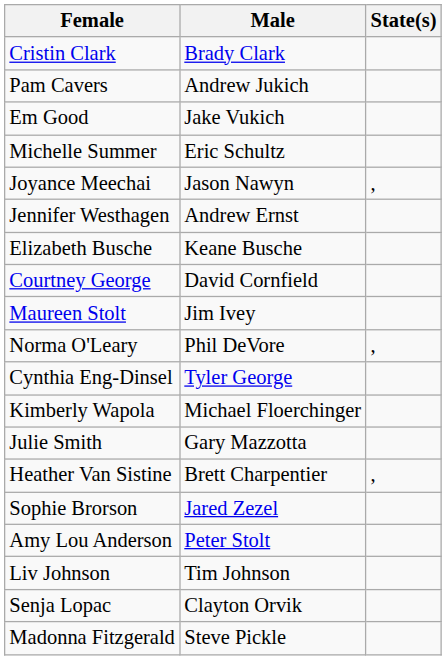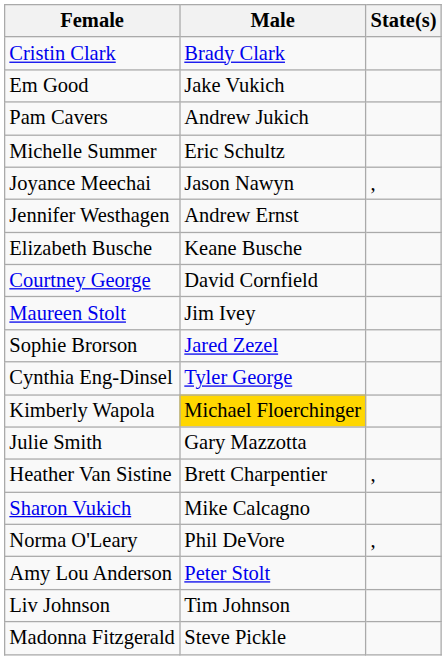rows swapped: (49, 118) <-> (59, 85)
rows swapped: (73, 507) <-> (73, 345)
(273, 410) no background -> (273, 410) gold background
+ row: (70, 507)
- row: (60, 605)
